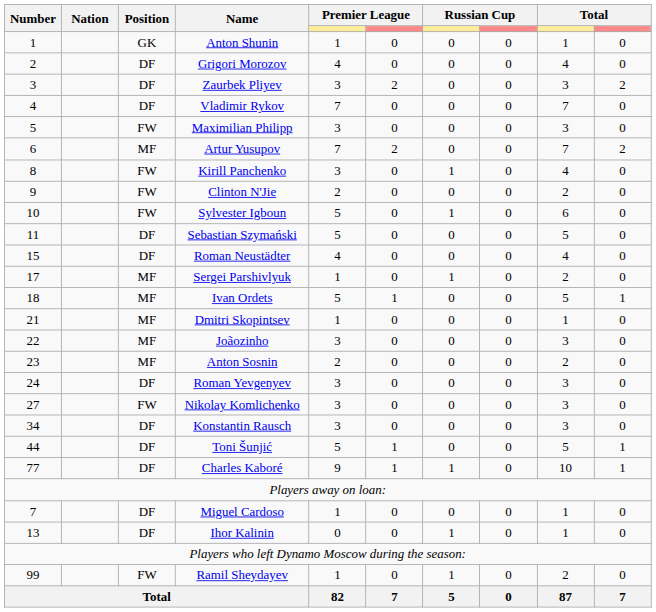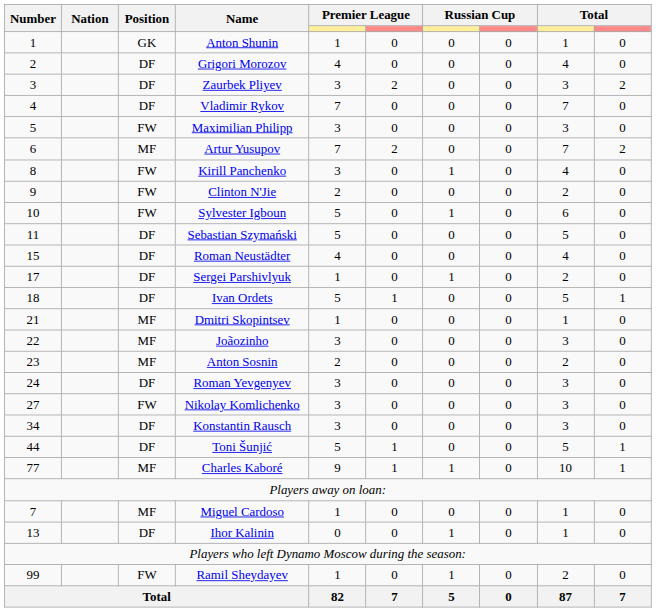(147, 276) MF -> (147, 276) DF
(147, 298) MF -> (147, 298) DF
(147, 468) DF -> (147, 468) MF
(147, 511) DF -> (147, 511) MF
